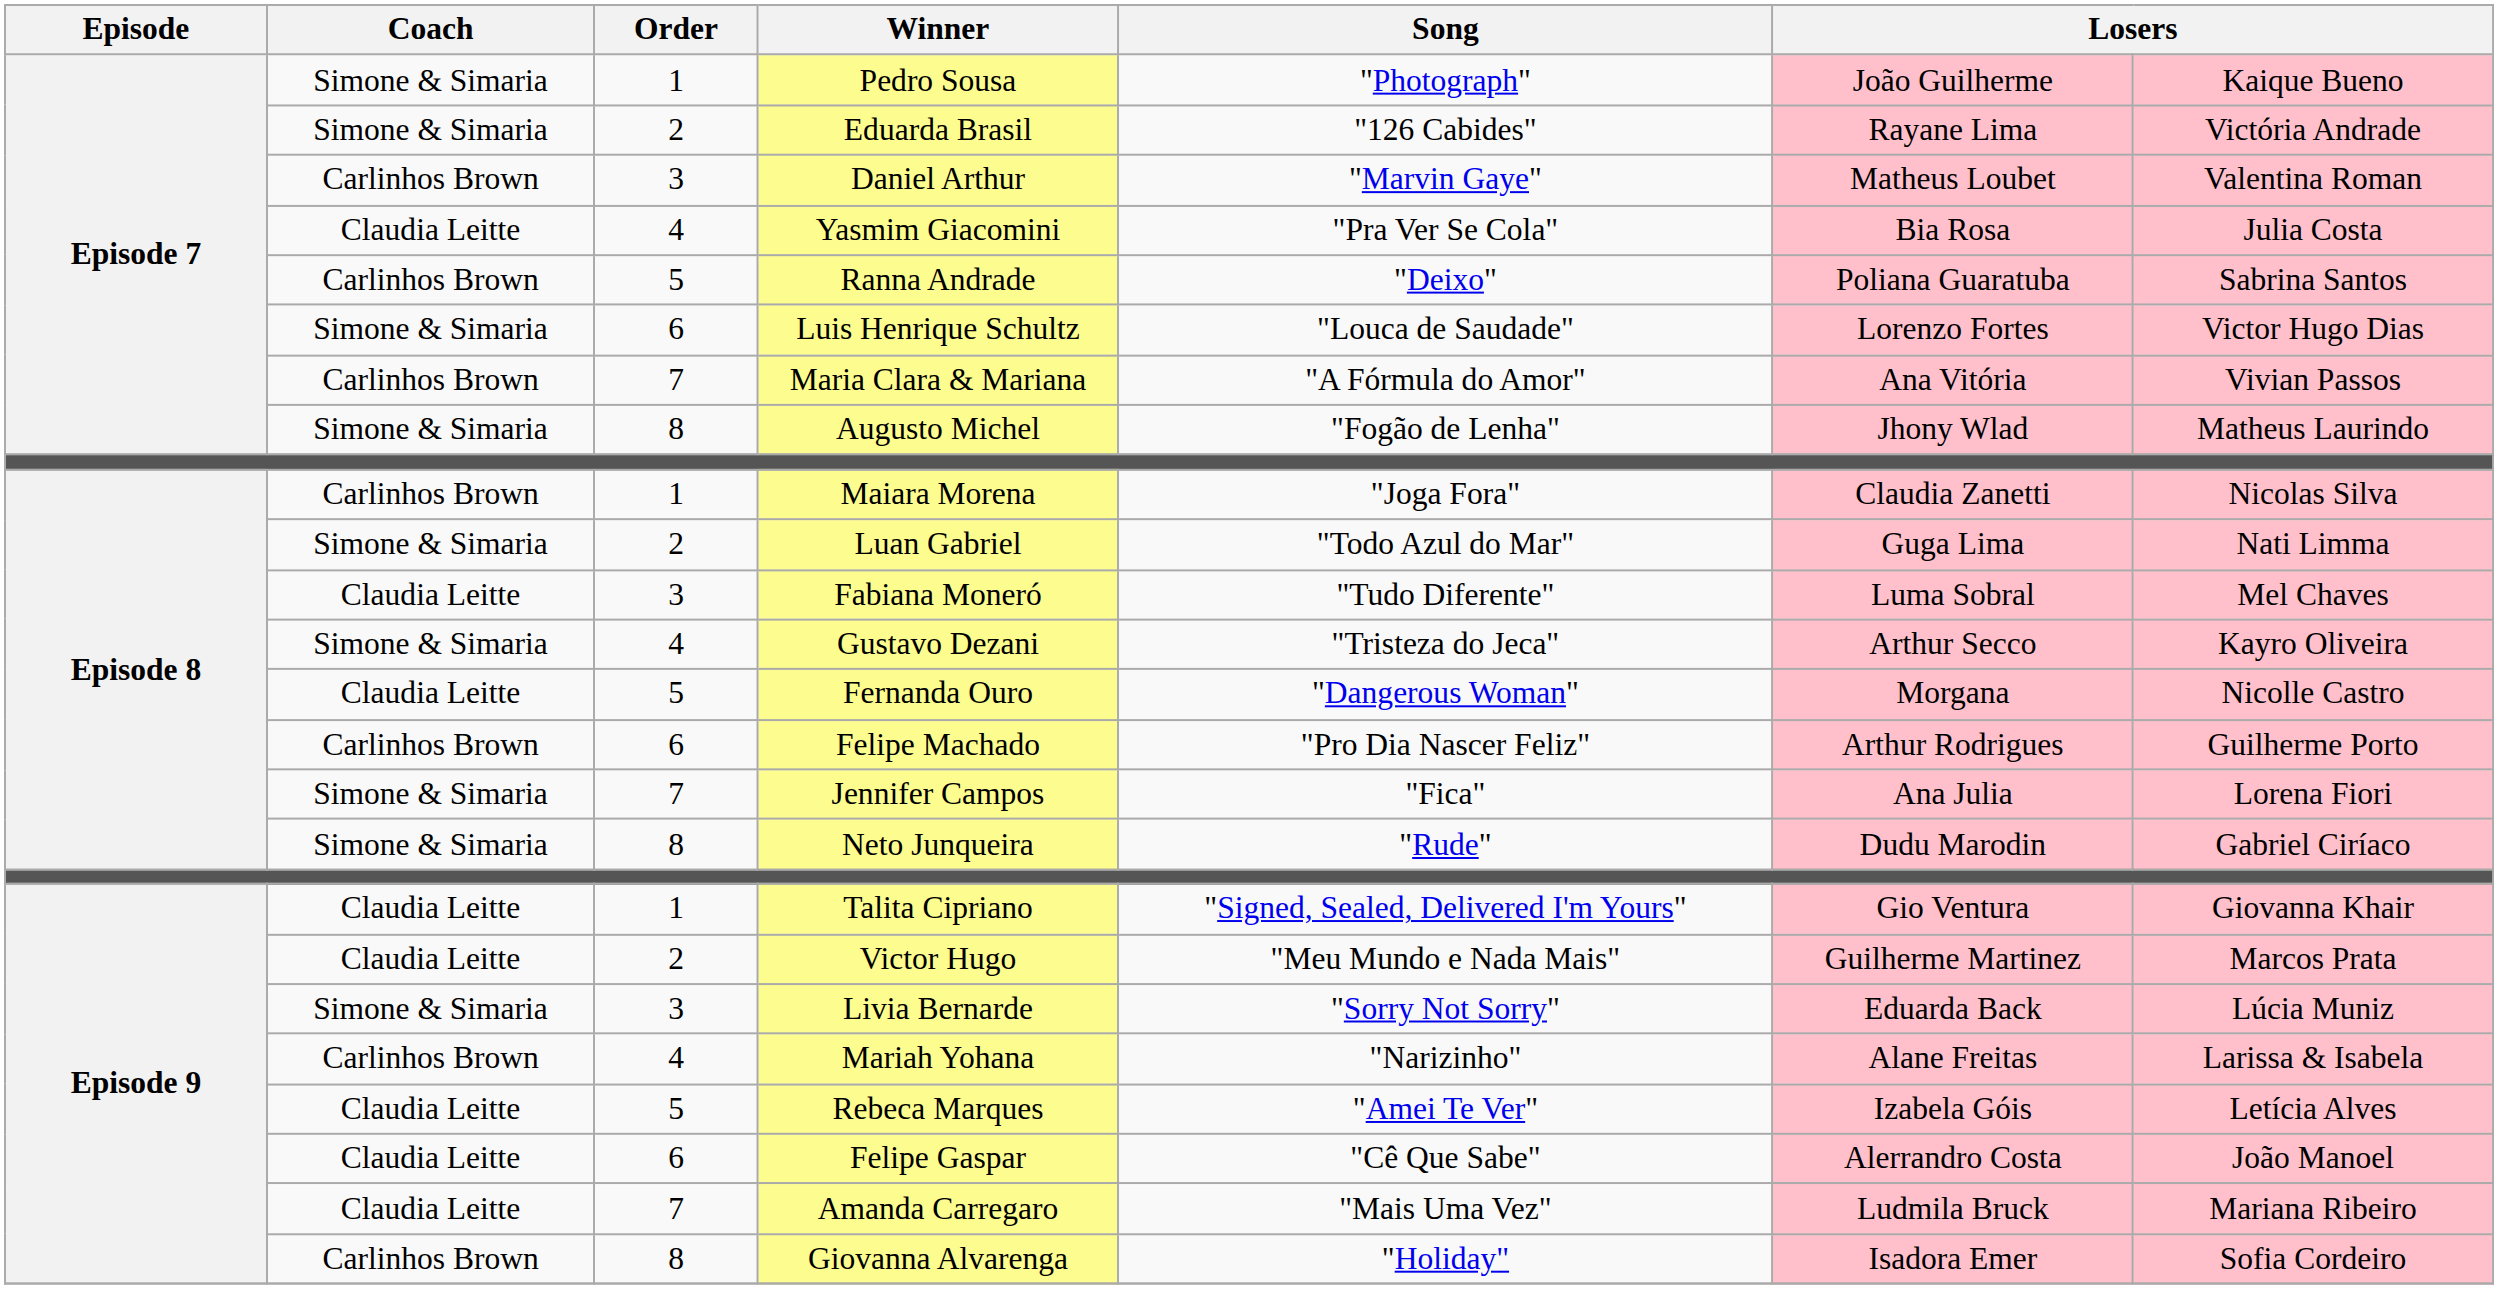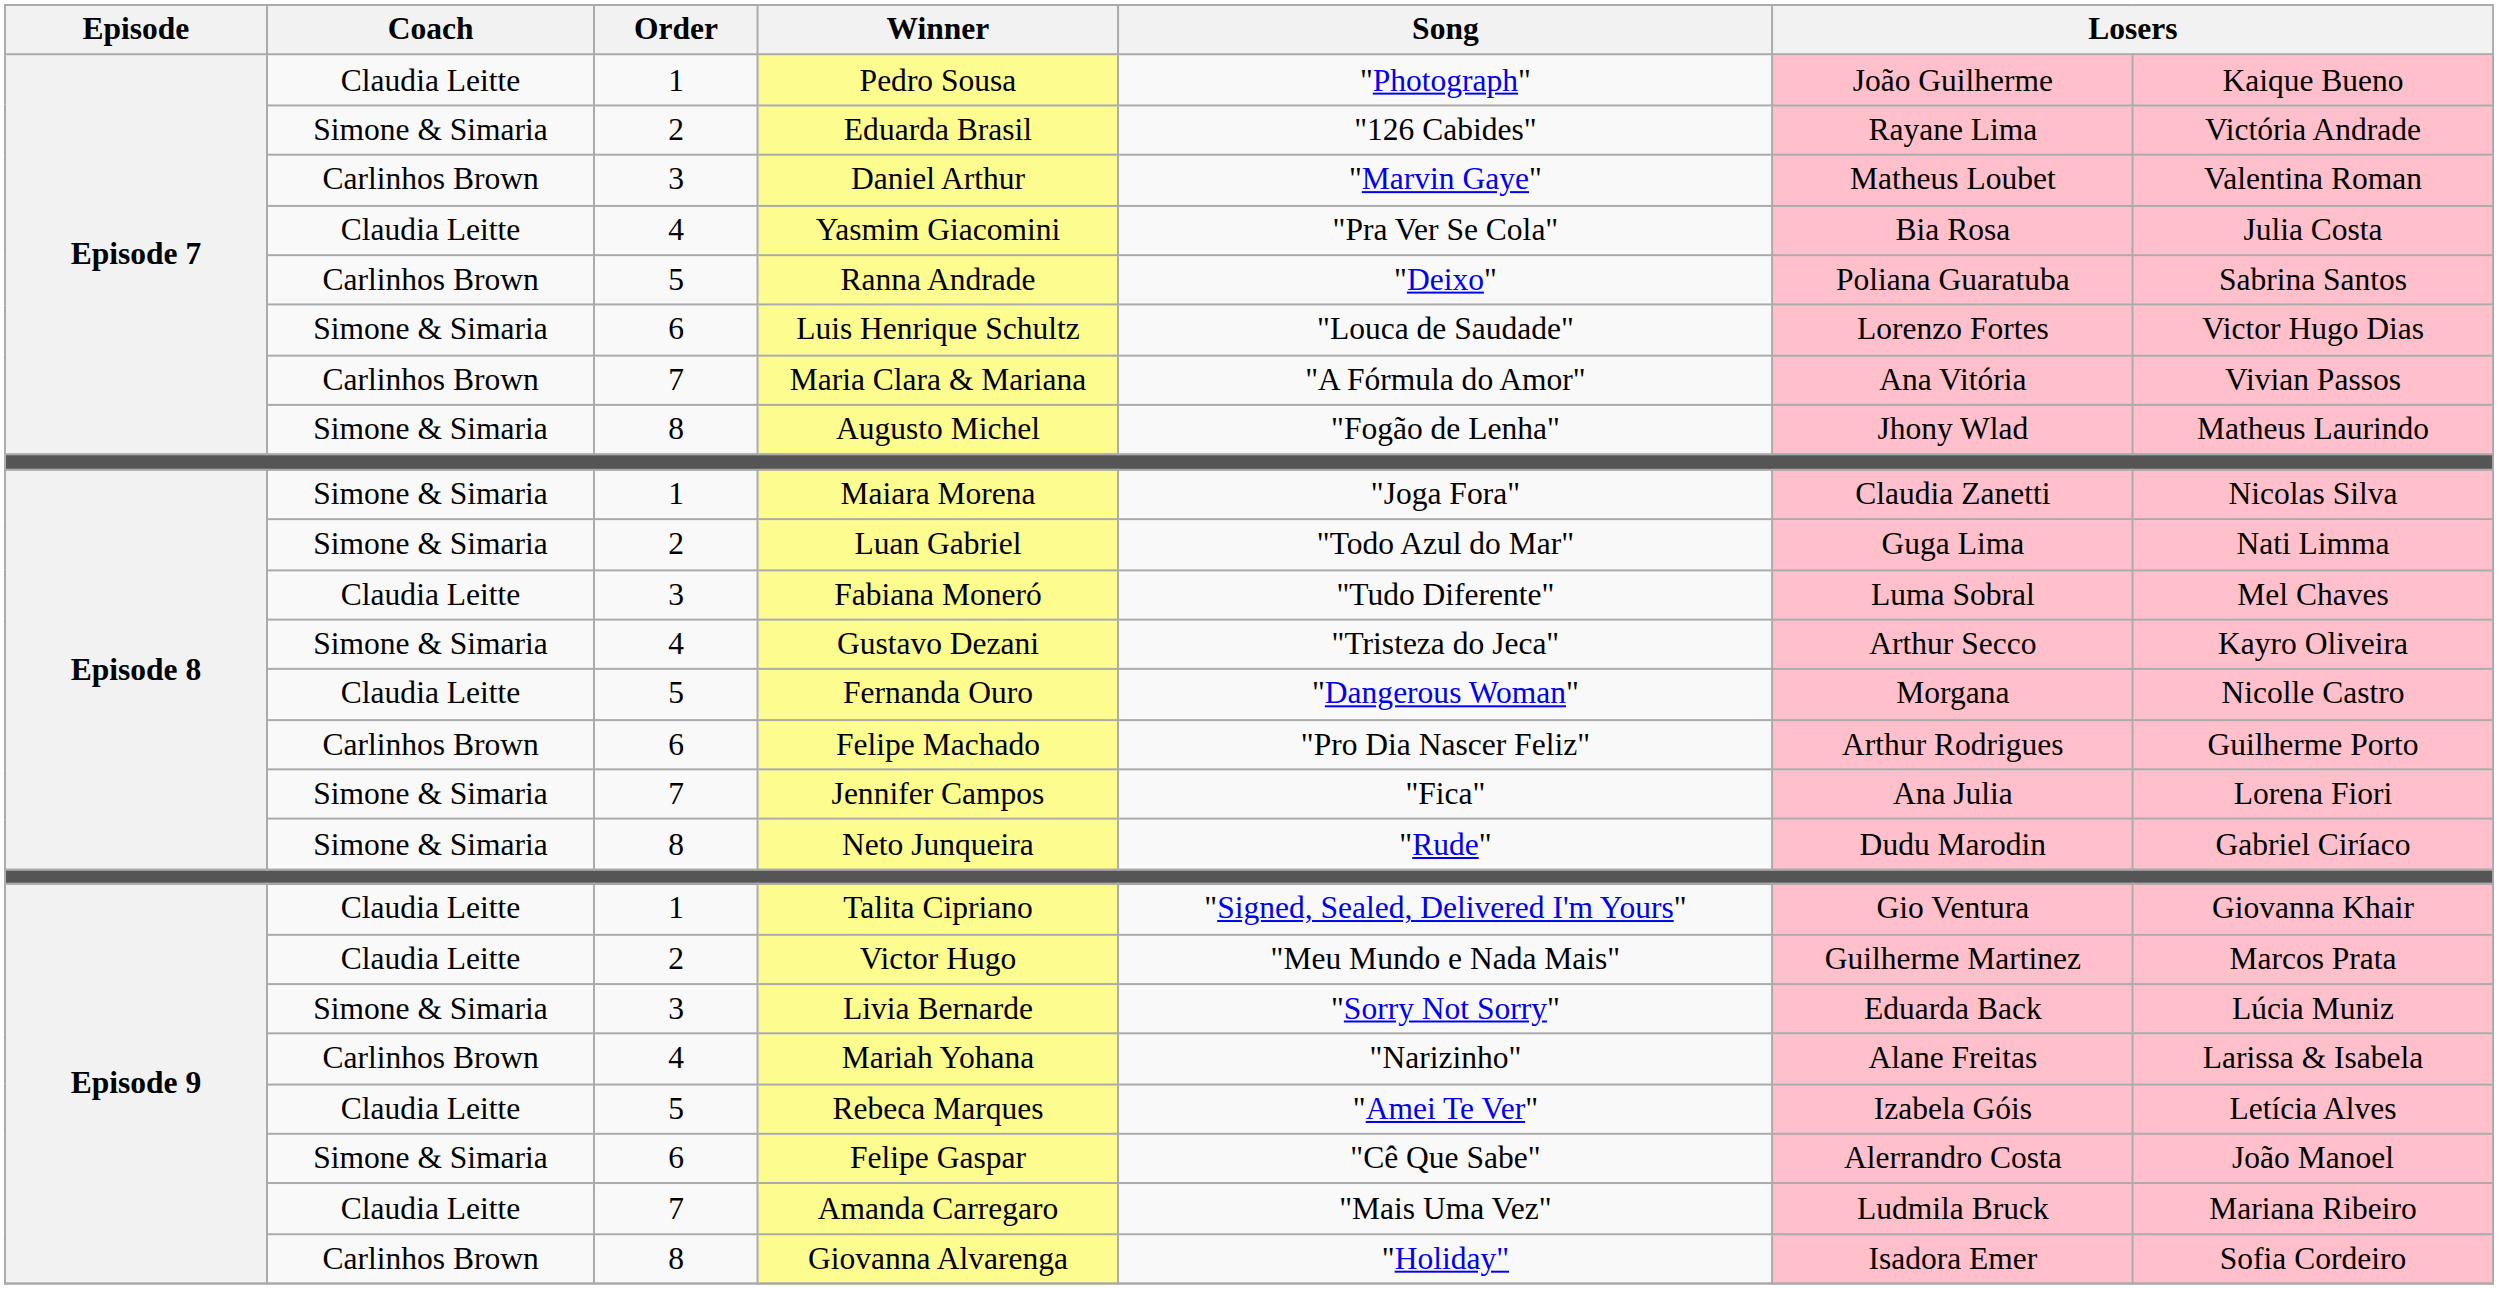(431, 79) Simone & Simaria -> (431, 79) Claudia Leitte
(431, 493) Carlinhos Brown -> (431, 493) Simone & Simaria
(431, 1158) Claudia Leitte -> (431, 1158) Simone & Simaria
